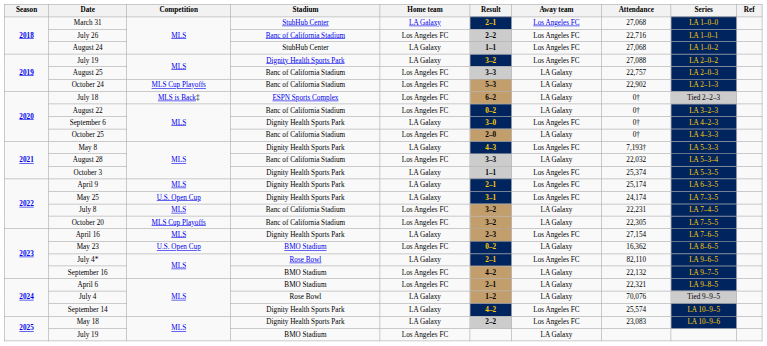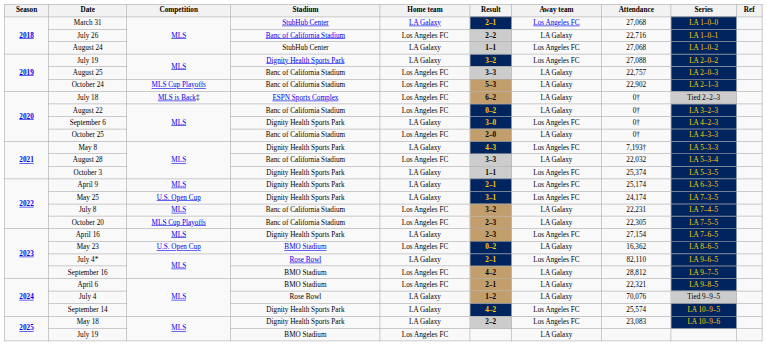(556, 35) Los Angeles FC -> (556, 35) LA Galaxy
(491, 222) 3–2 -> (491, 222) 2–3
(636, 272) 22,132 -> (636, 272) 28,812
